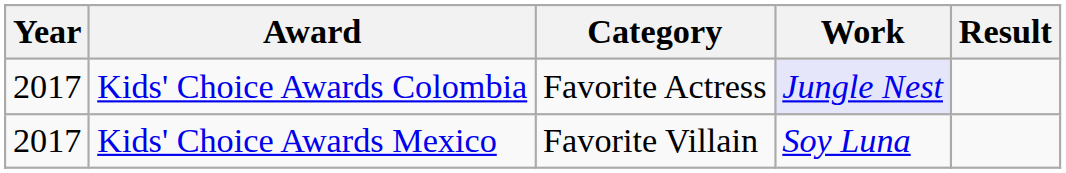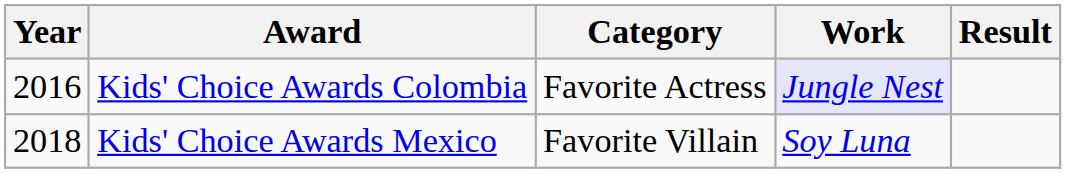(47, 85) 2017 -> (47, 85) 2016
(47, 140) 2017 -> (47, 140) 2018
